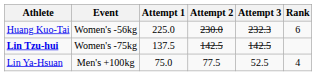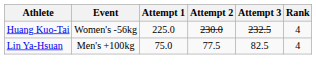(260, 29) 232.3 -> (260, 29) 232.5
(298, 29) 6 -> (298, 29) 4
- row: (33, 46)
(260, 63) 52.5 -> (260, 46) 82.5
